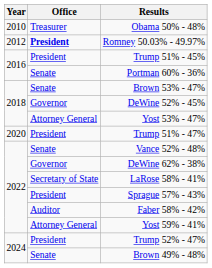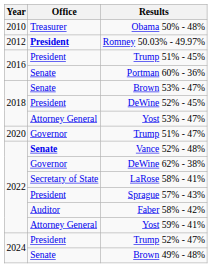(49, 103) Governor -> (48, 103) President
(48, 133) President -> (49, 133) Governor
(43, 149) normal -> (44, 149) bold
